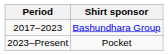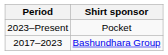rows swapped: (38, 27) <-> (38, 43)
